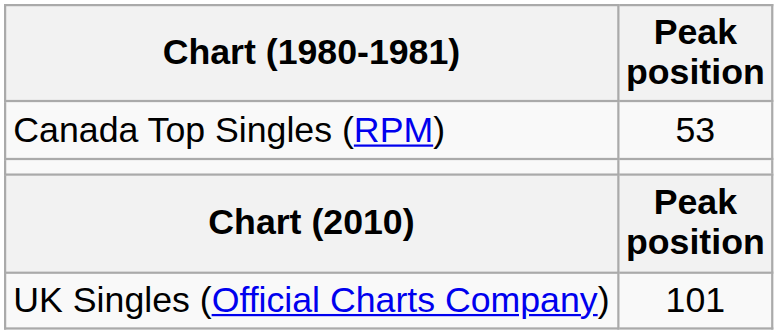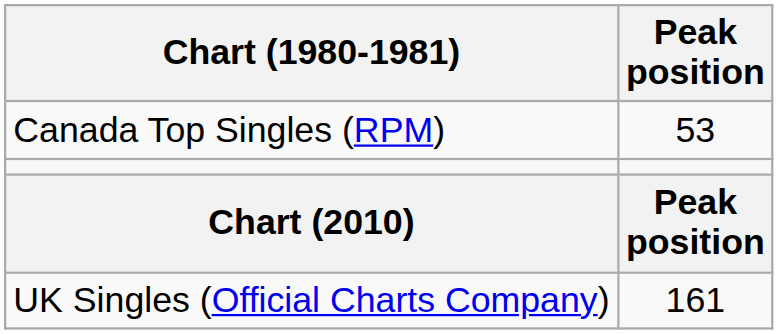(695, 299) 101 -> (695, 299) 161
